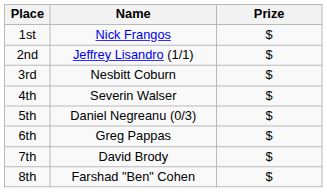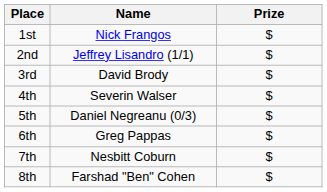(133, 75) Nesbitt Coburn -> (133, 75) David Brody
(133, 156) David Brody -> (133, 156) Nesbitt Coburn
